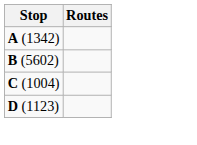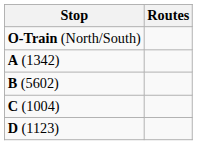+ row: (74, 38)
